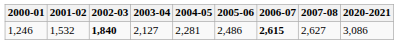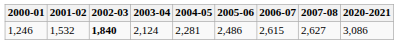(146, 30) 2,127 -> (146, 30) 2,124
(272, 30) bold -> (272, 30) normal
